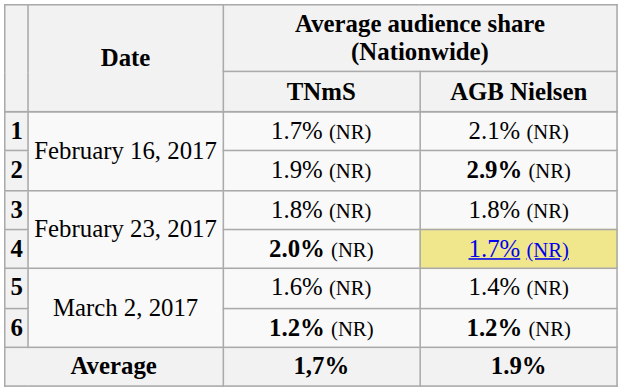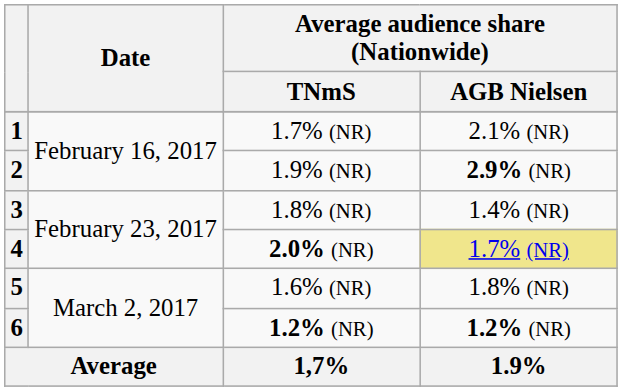(519, 209) 1.8% (NR) -> (519, 209) 1.4% (NR)
(519, 288) 1.4% (NR) -> (519, 288) 1.8% (NR)
